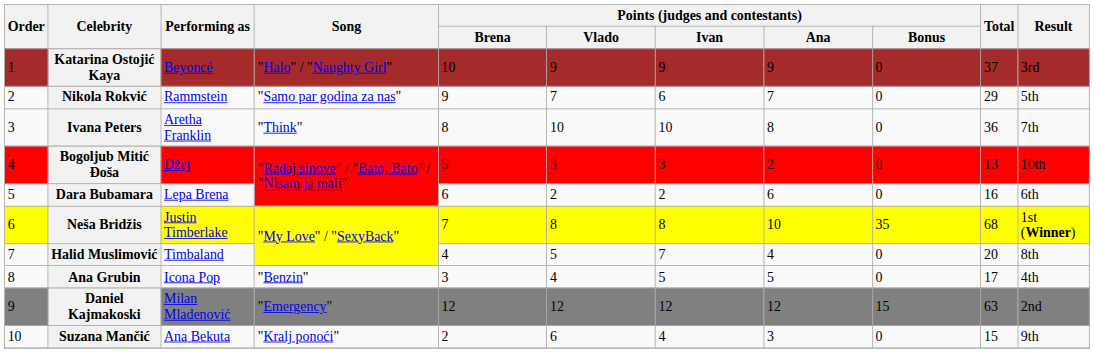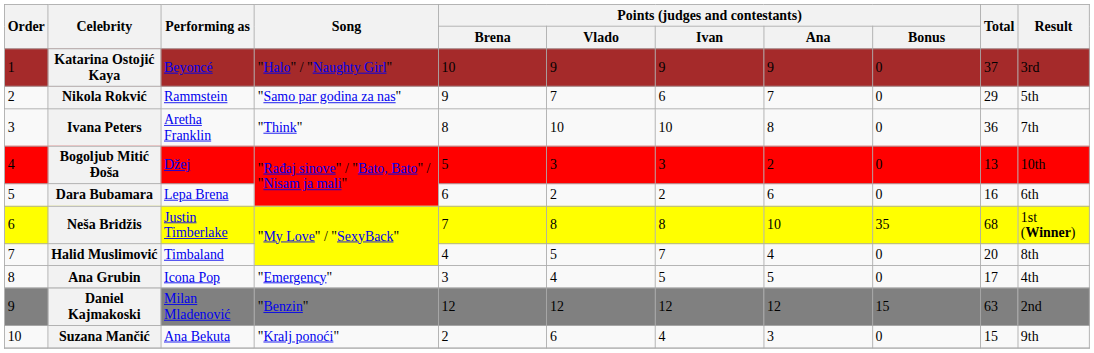(283, 276) "Benzin" -> (295, 276) "Emergency"
(295, 306) "Emergency" -> (283, 306) "Benzin"
